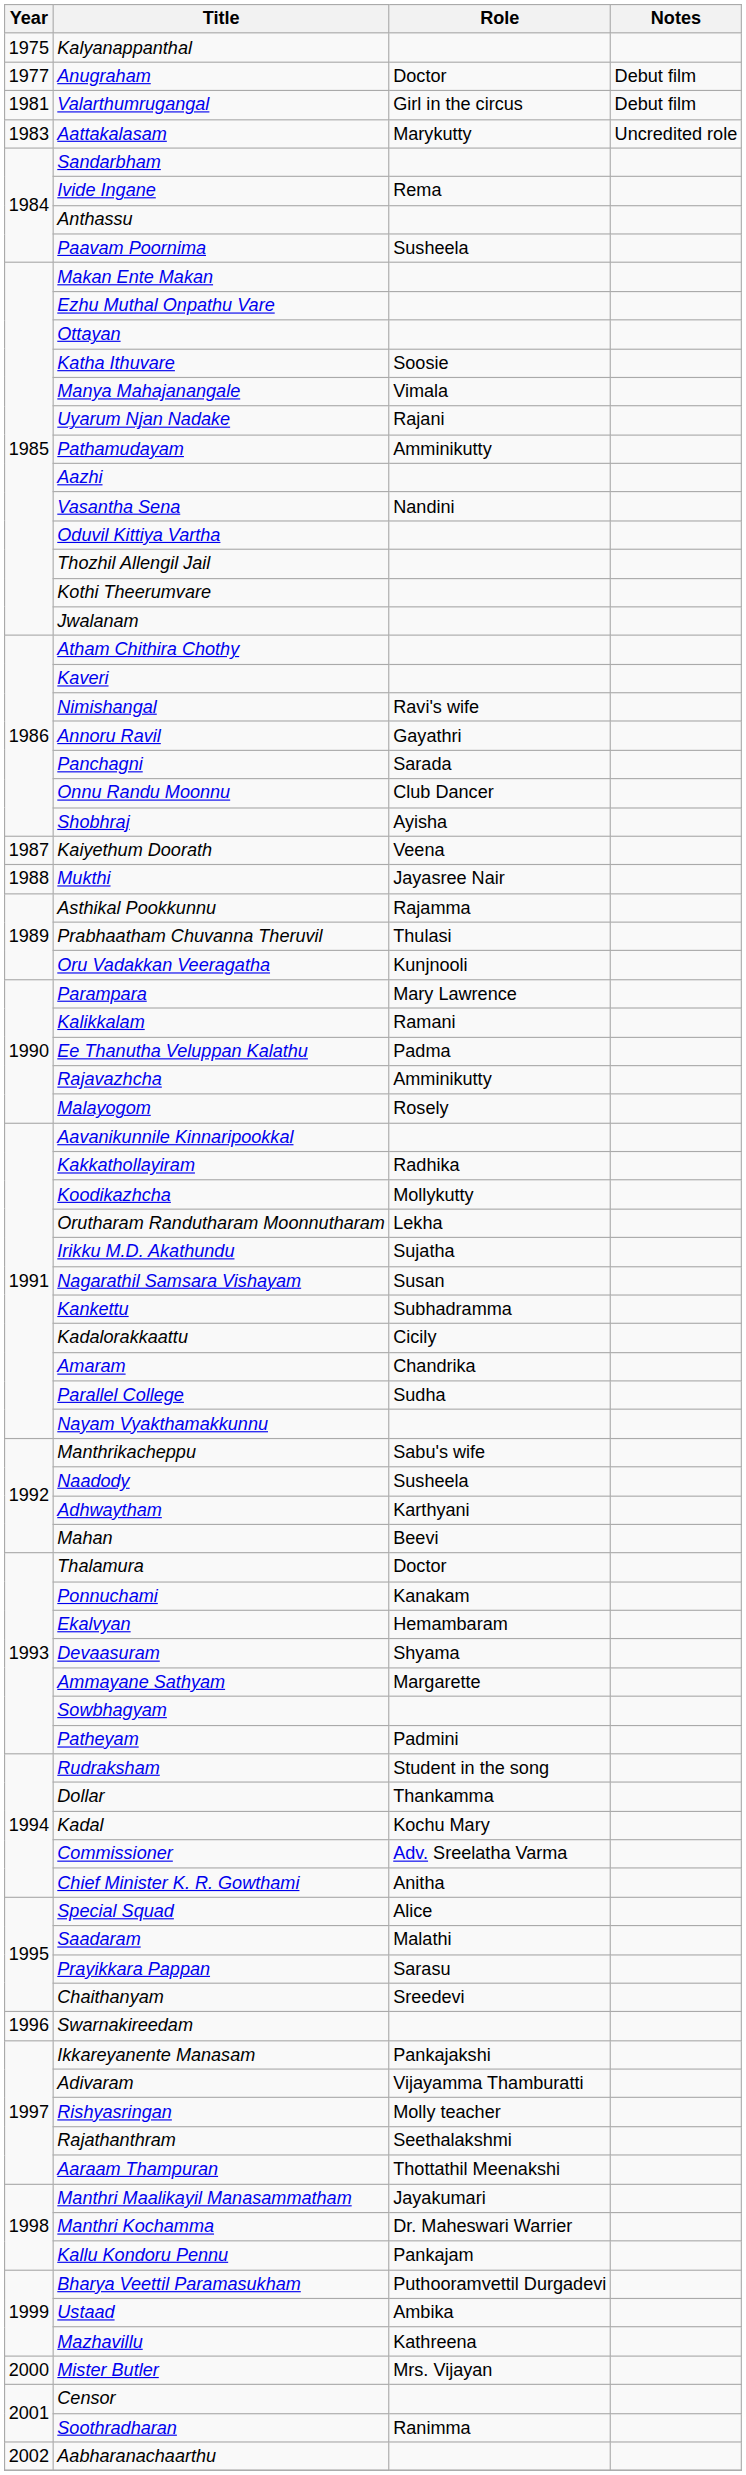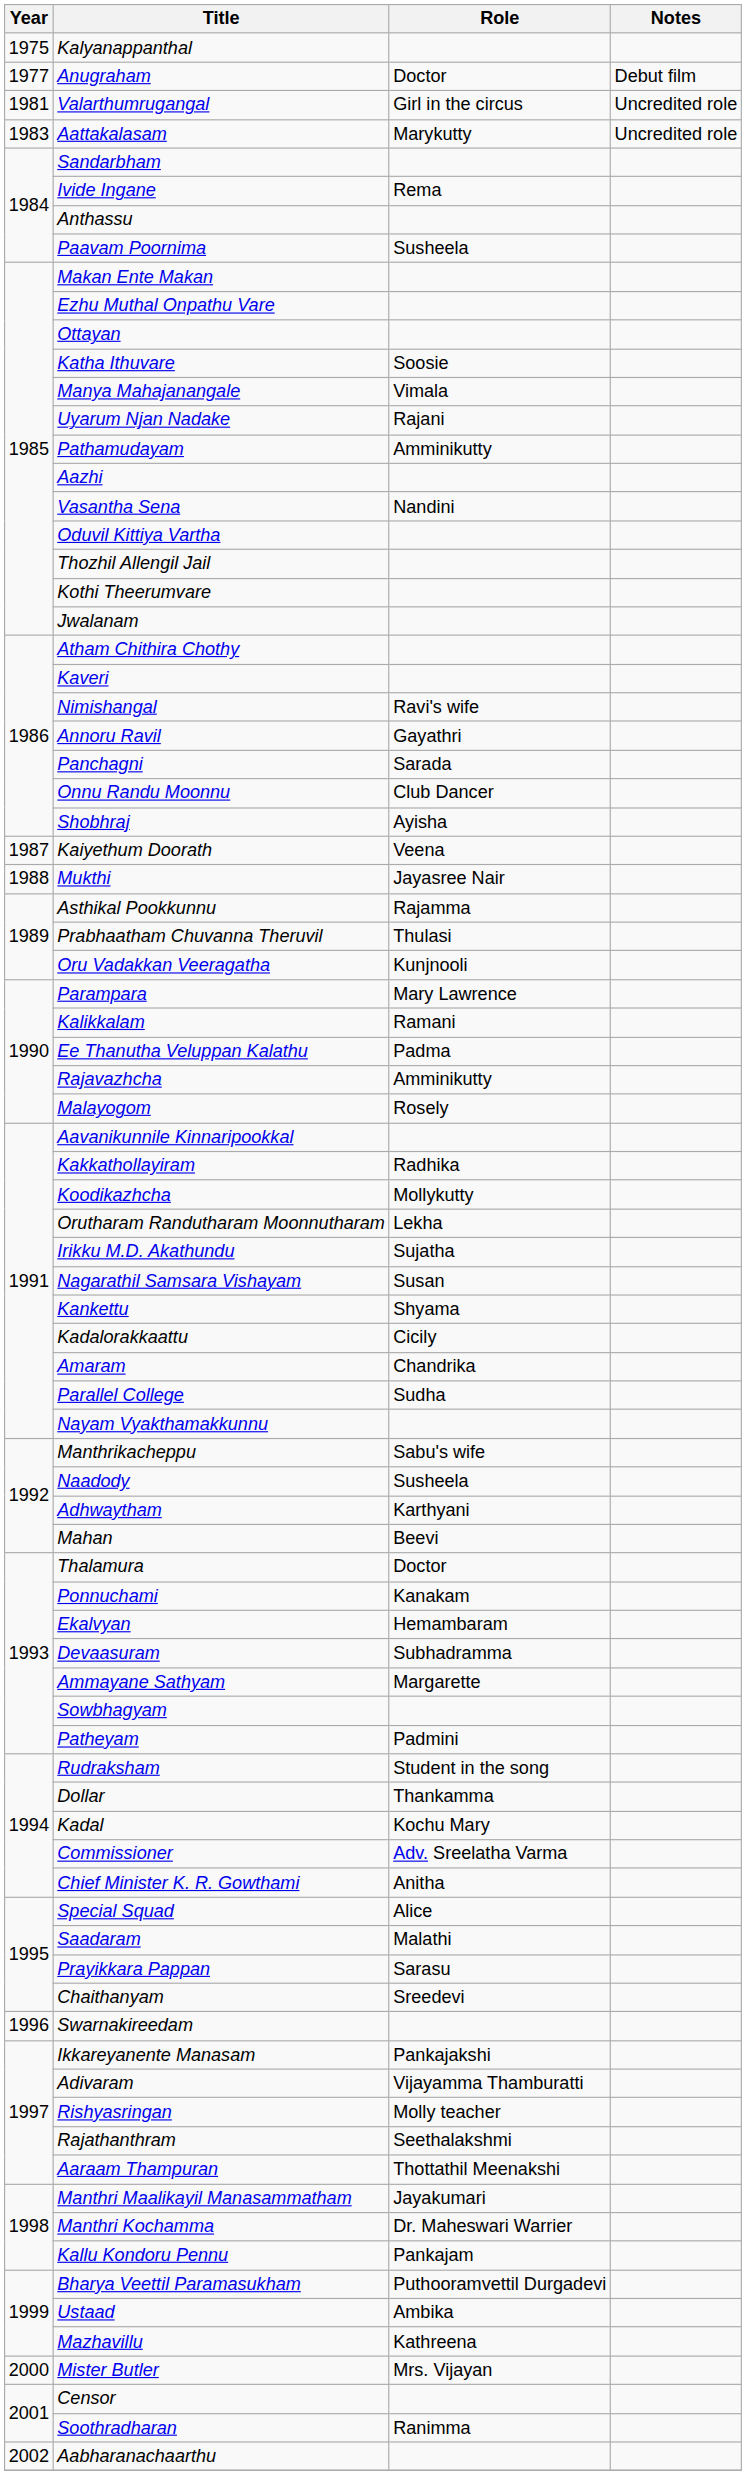(655, 104) Debut film -> (676, 104) Uncredited role
(453, 1309) Subhadramma -> (426, 1309) Shyama
(426, 1653) Shyama -> (453, 1653) Subhadramma
